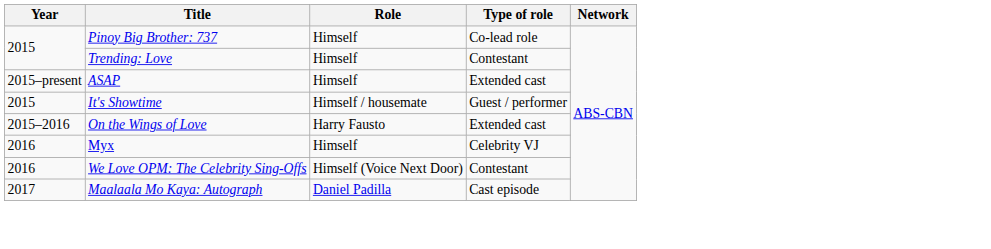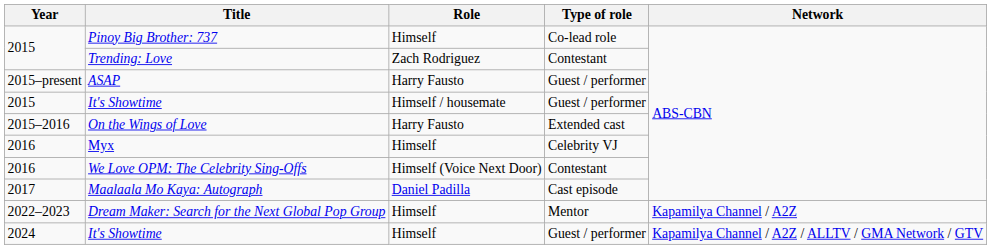(335, 59) Himself -> (436, 59) Zach Rodriguez
(335, 80) Himself -> (428, 80) Harry Fausto
(508, 80) Extended cast -> (597, 80) Guest / performer
+ row: (39, 211)
+ row: (21, 233)
